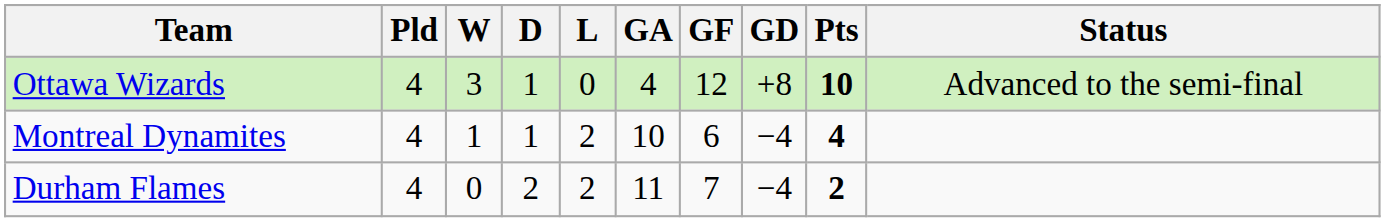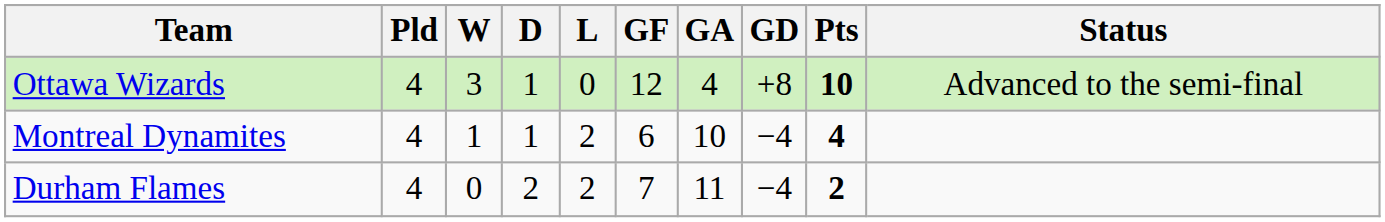columns swapped: (711, 30) <-> (648, 30)
